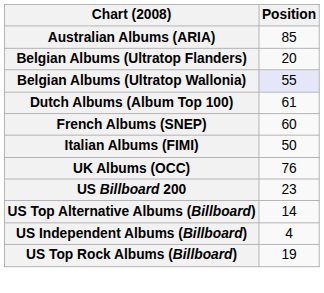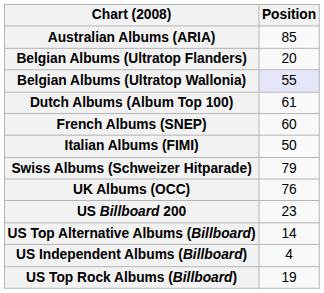+ row: (132, 168)
